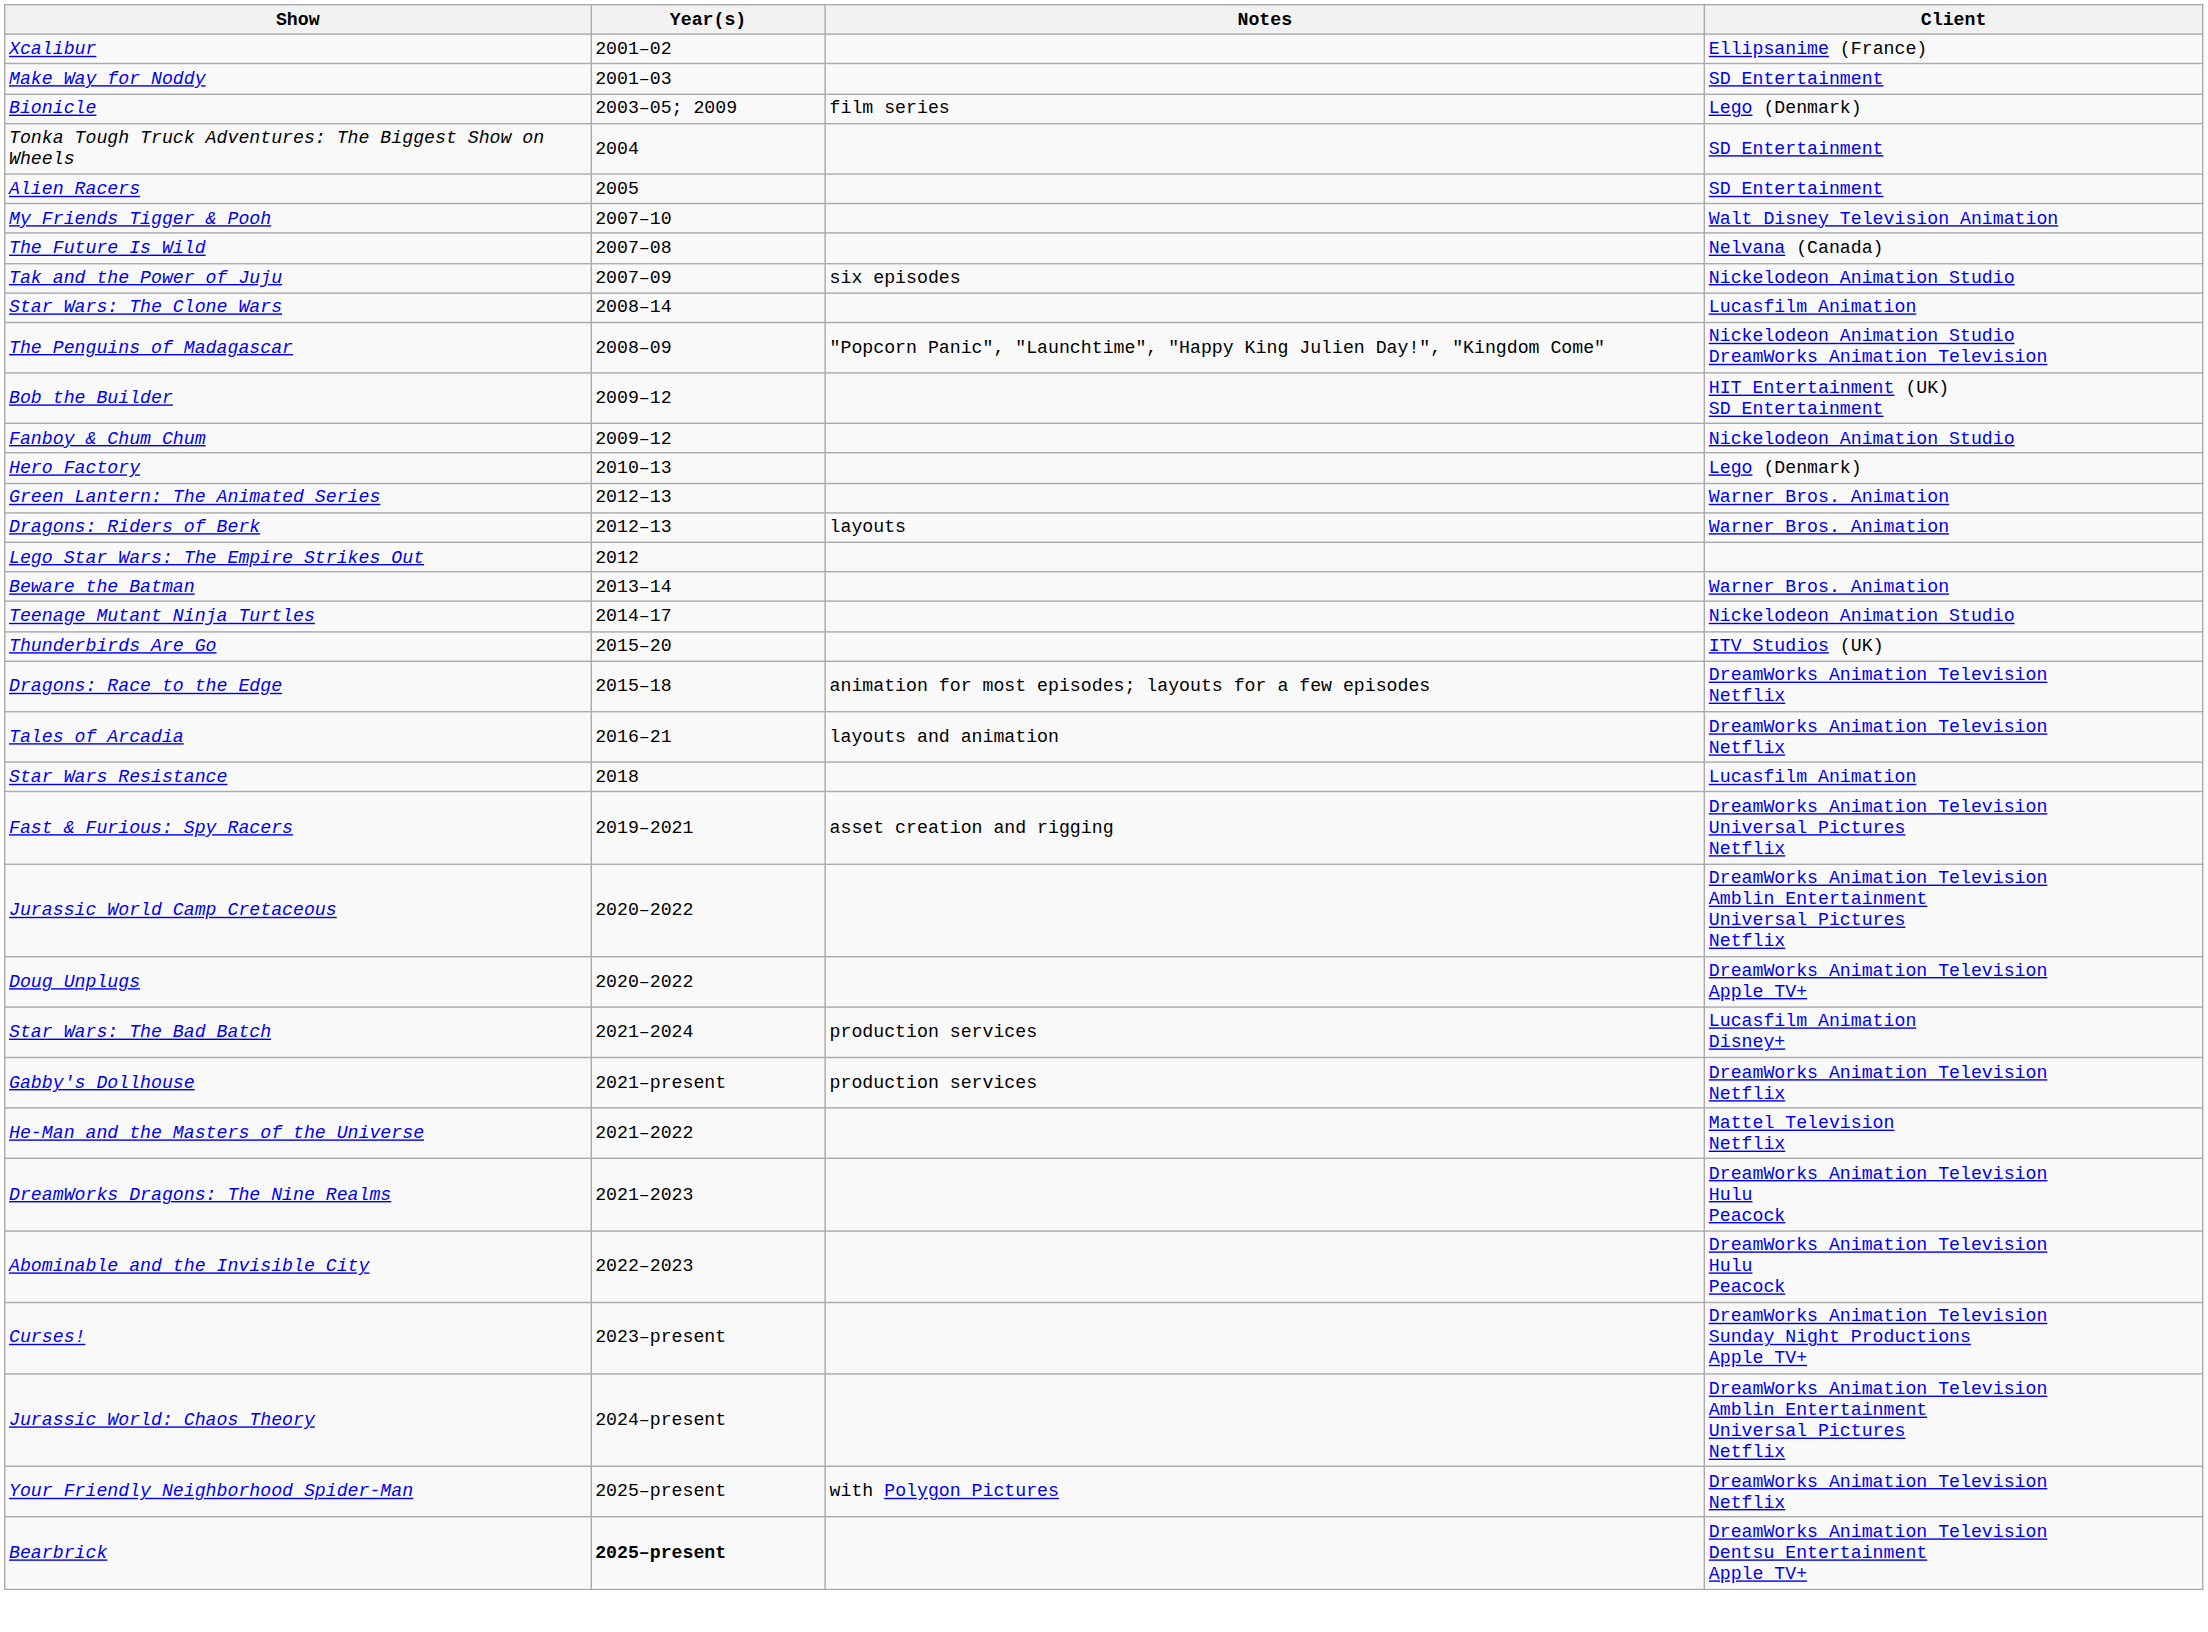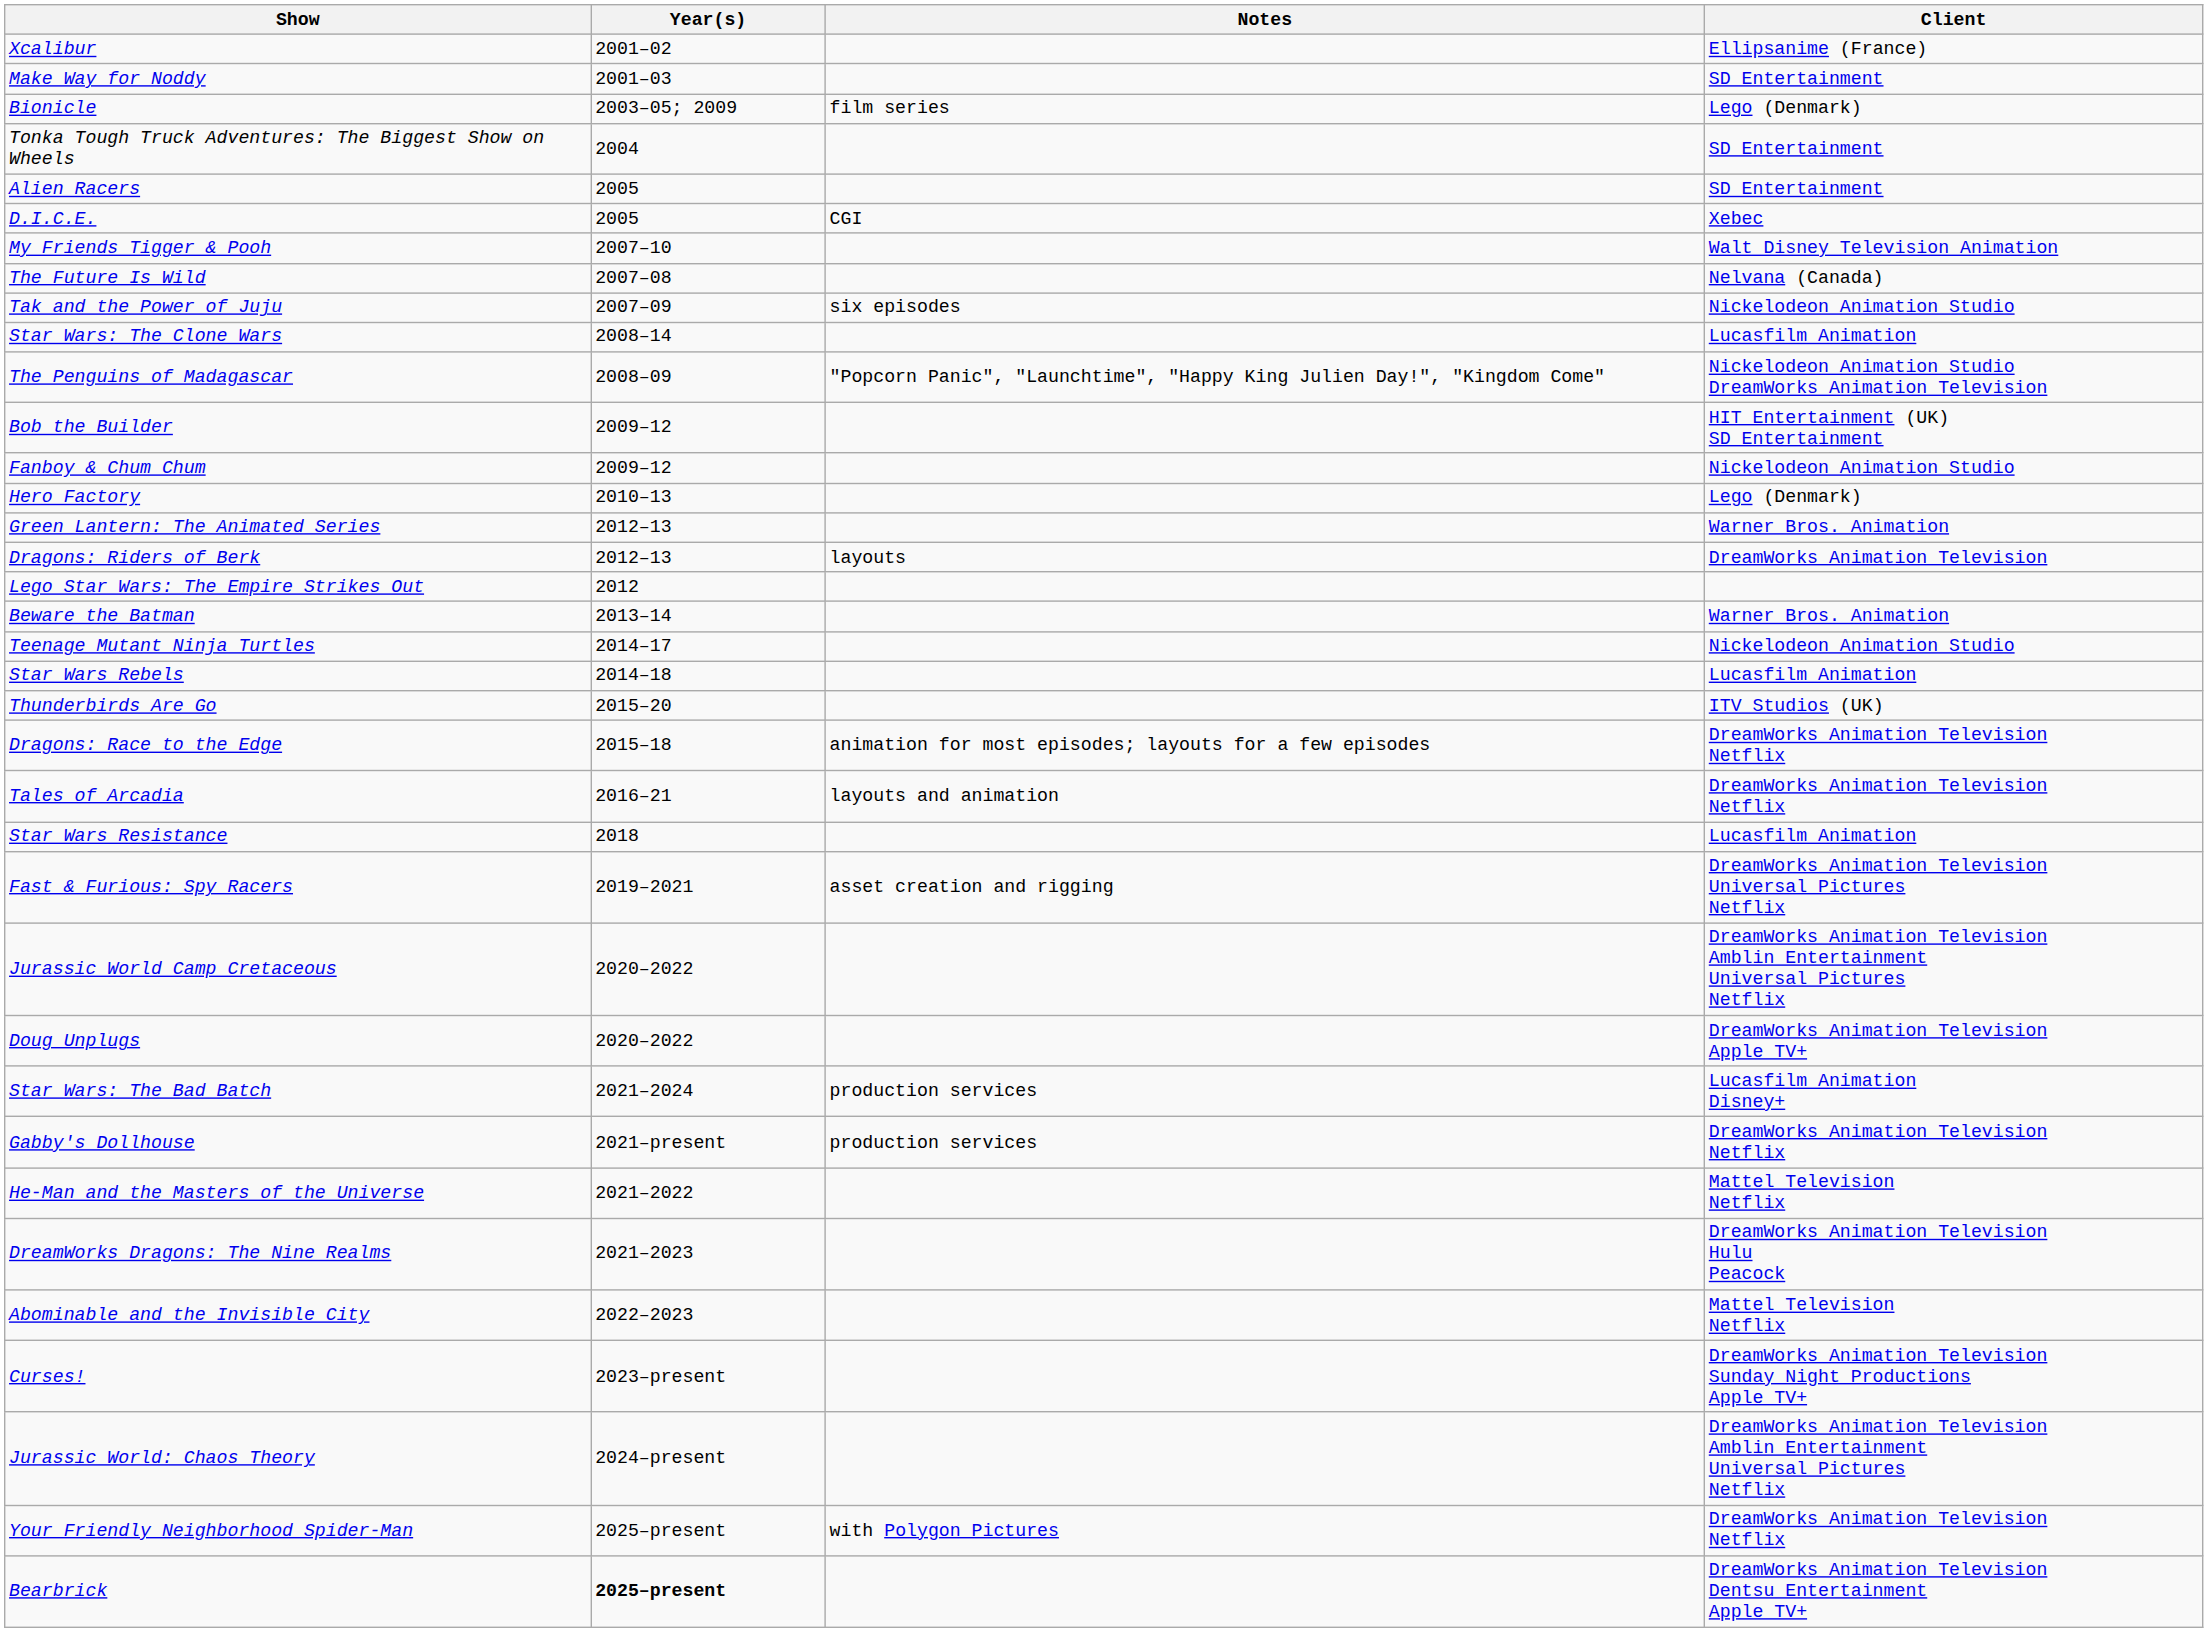+ row: (53, 219)
(1829, 527) Warner Bros. Animation -> (1878, 557) DreamWorks Animation Television
+ row: (96, 676)
(1878, 1266) DreamWorks Animation Television Hulu Peacock -> (1802, 1315) Mattel Television Netflix
